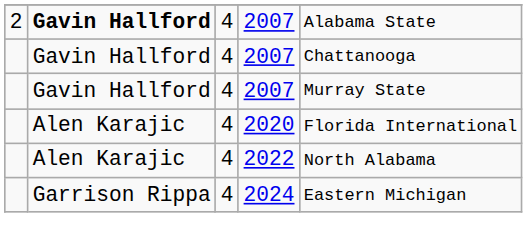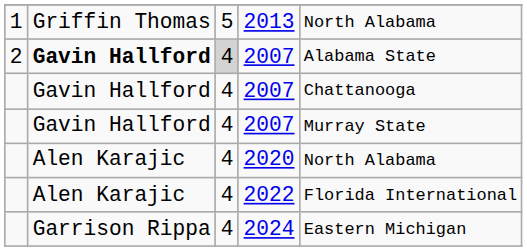+ row: (16, 22)
(227, 22) no background -> (227, 57) lightgrey background
(410, 126) Florida International -> (370, 160) North Alabama
(370, 160) North Alabama -> (410, 195) Florida International
